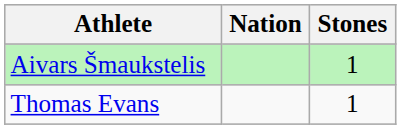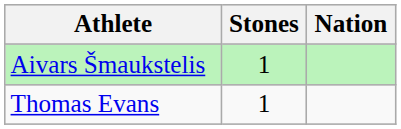columns swapped: (265, 24) <-> (352, 24)
